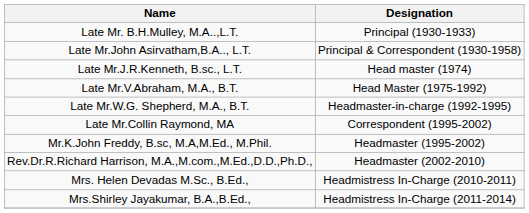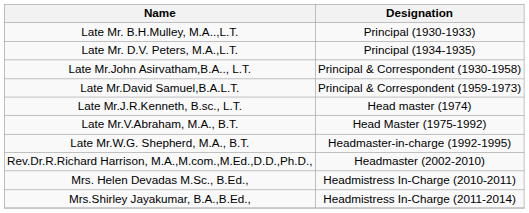+ row: (160, 50)
+ row: (160, 87)
- row: (160, 124)
- row: (160, 143)
